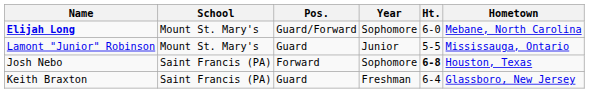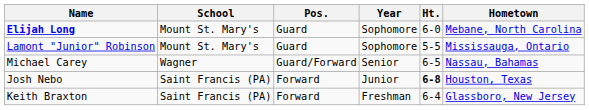(317, 30) Guard/Forward -> (292, 30) Guard
(380, 46) Junior -> (389, 46) Sophomore
+ row: (47, 63)
(389, 63) Sophomore -> (380, 80) Junior
(292, 80) Guard -> (298, 96) Forward
